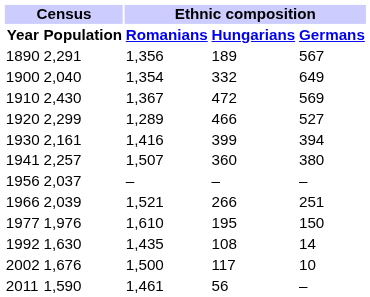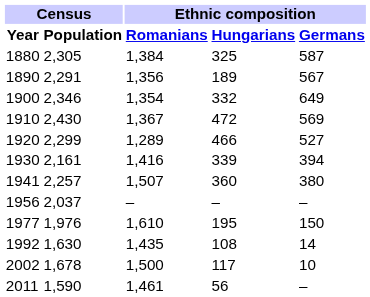+ row: (23, 56)
(62, 77) 2,040 -> (62, 98) 2,346
(224, 139) 399 -> (224, 160) 339
- row: (23, 202)
(62, 265) 1,676 -> (62, 265) 1,678
